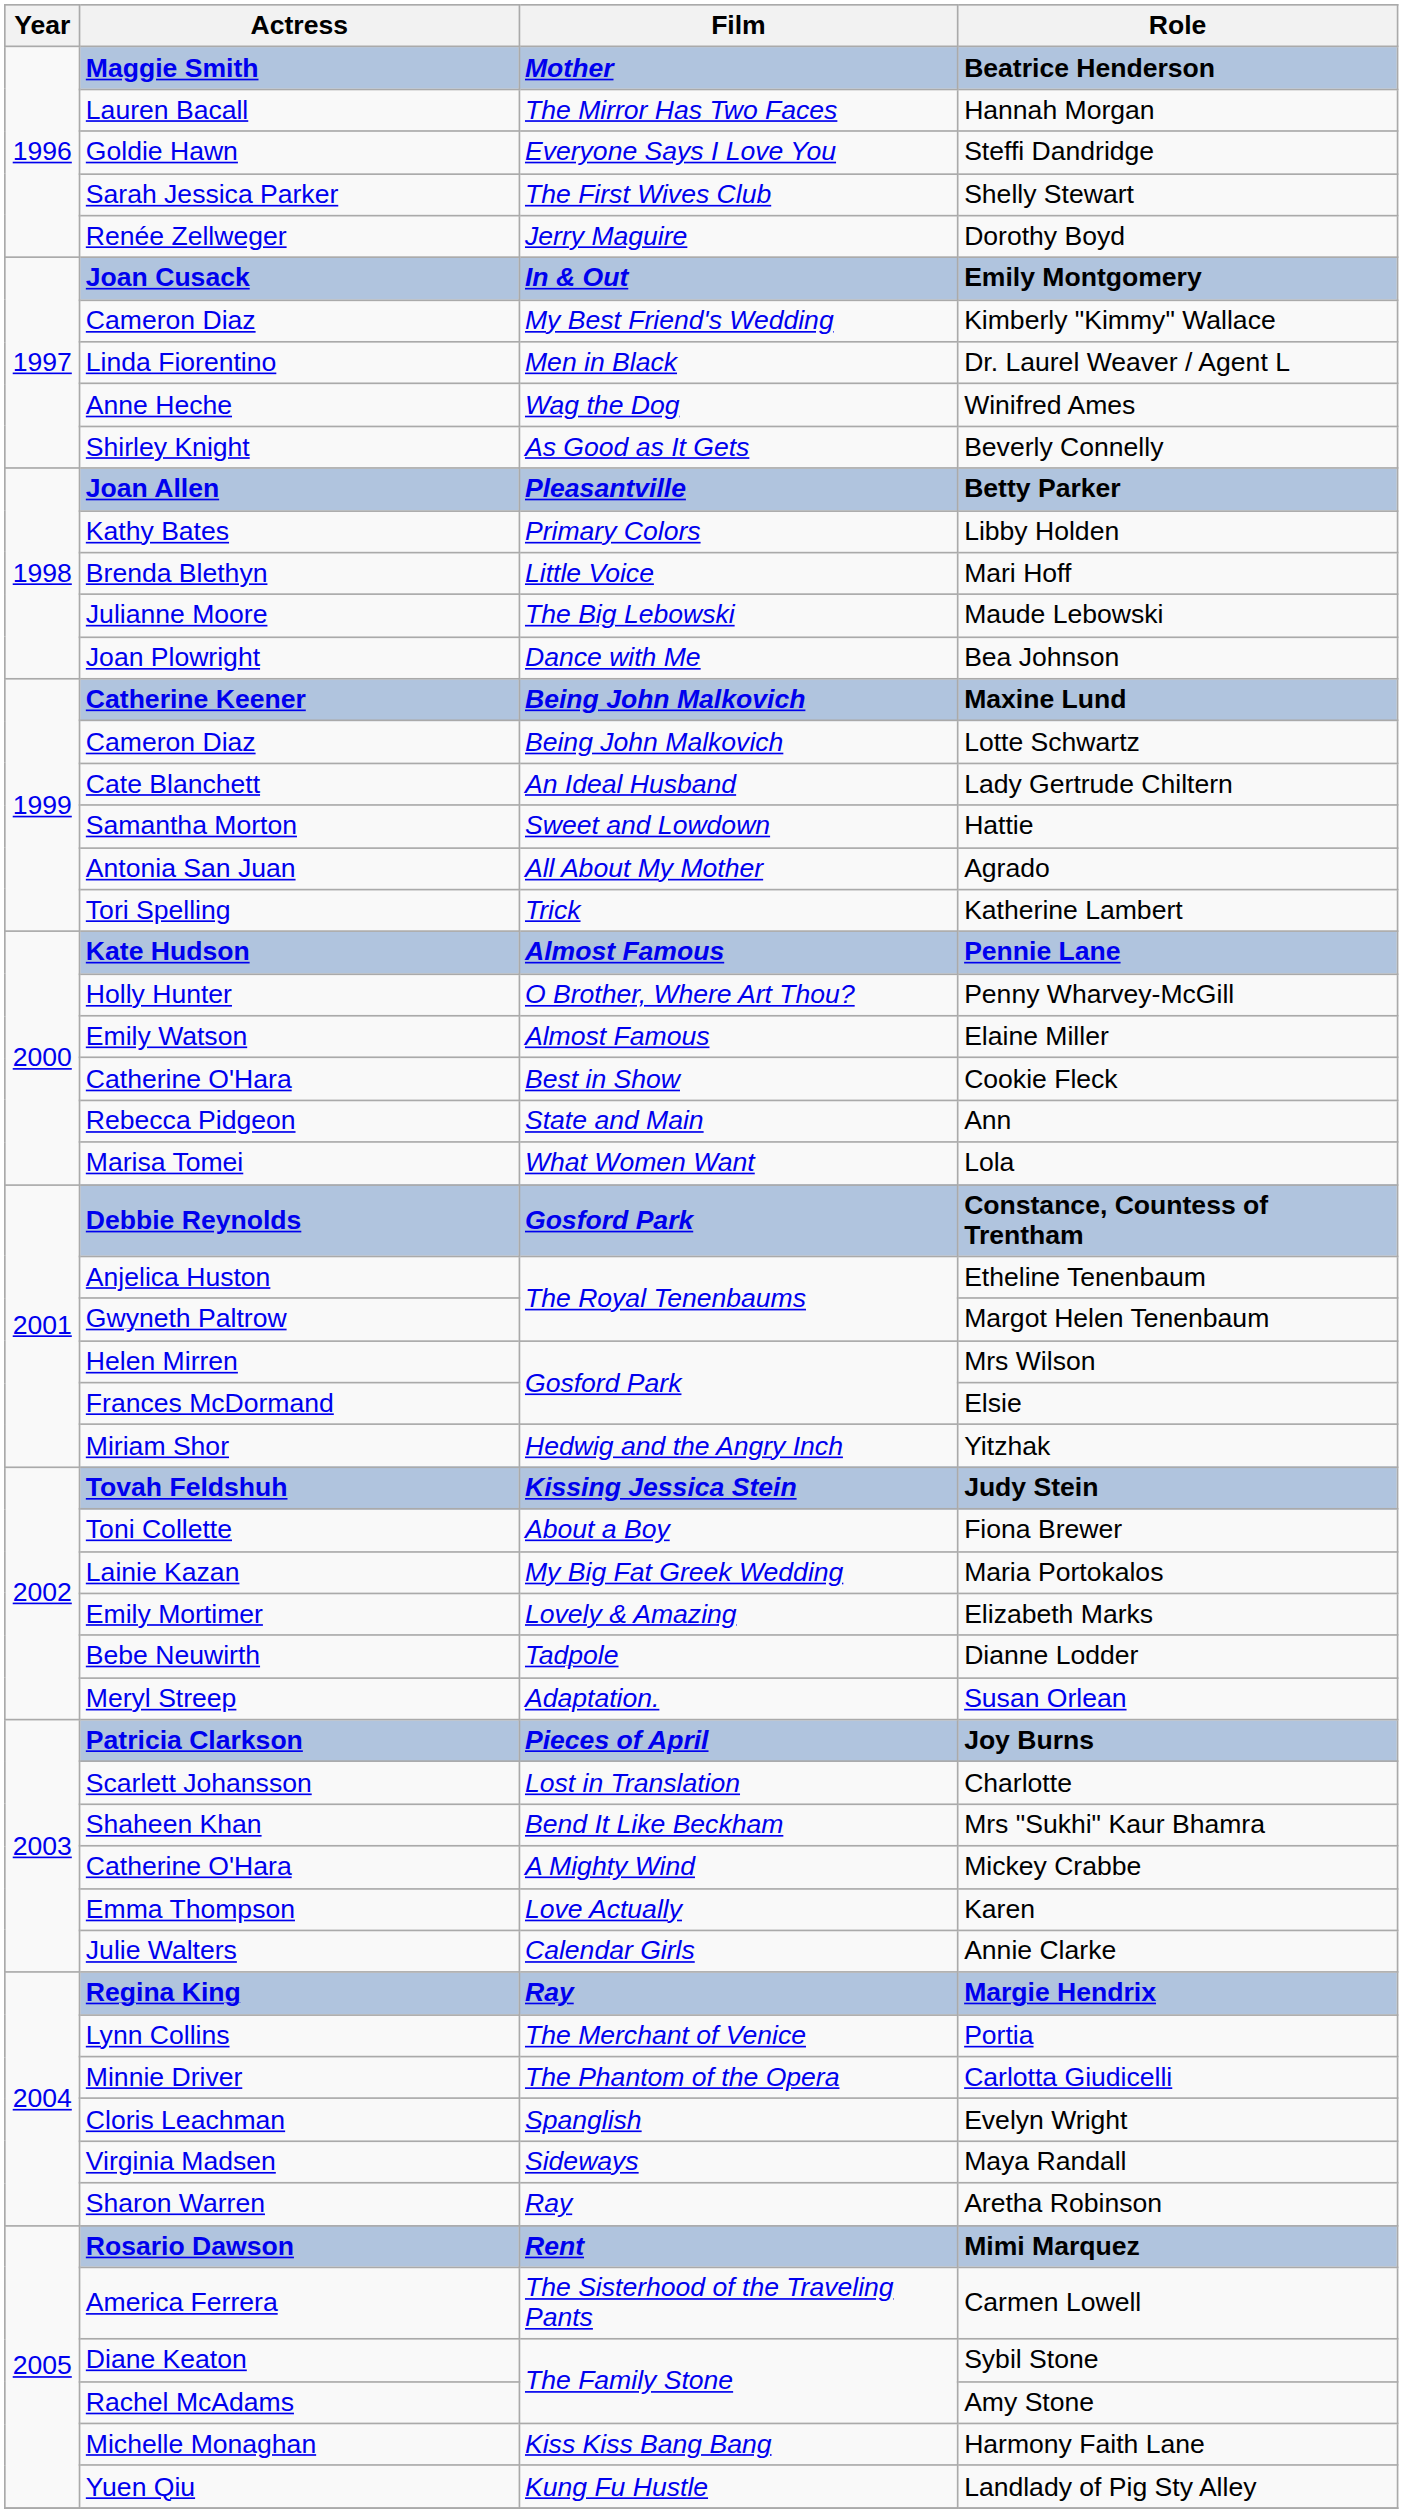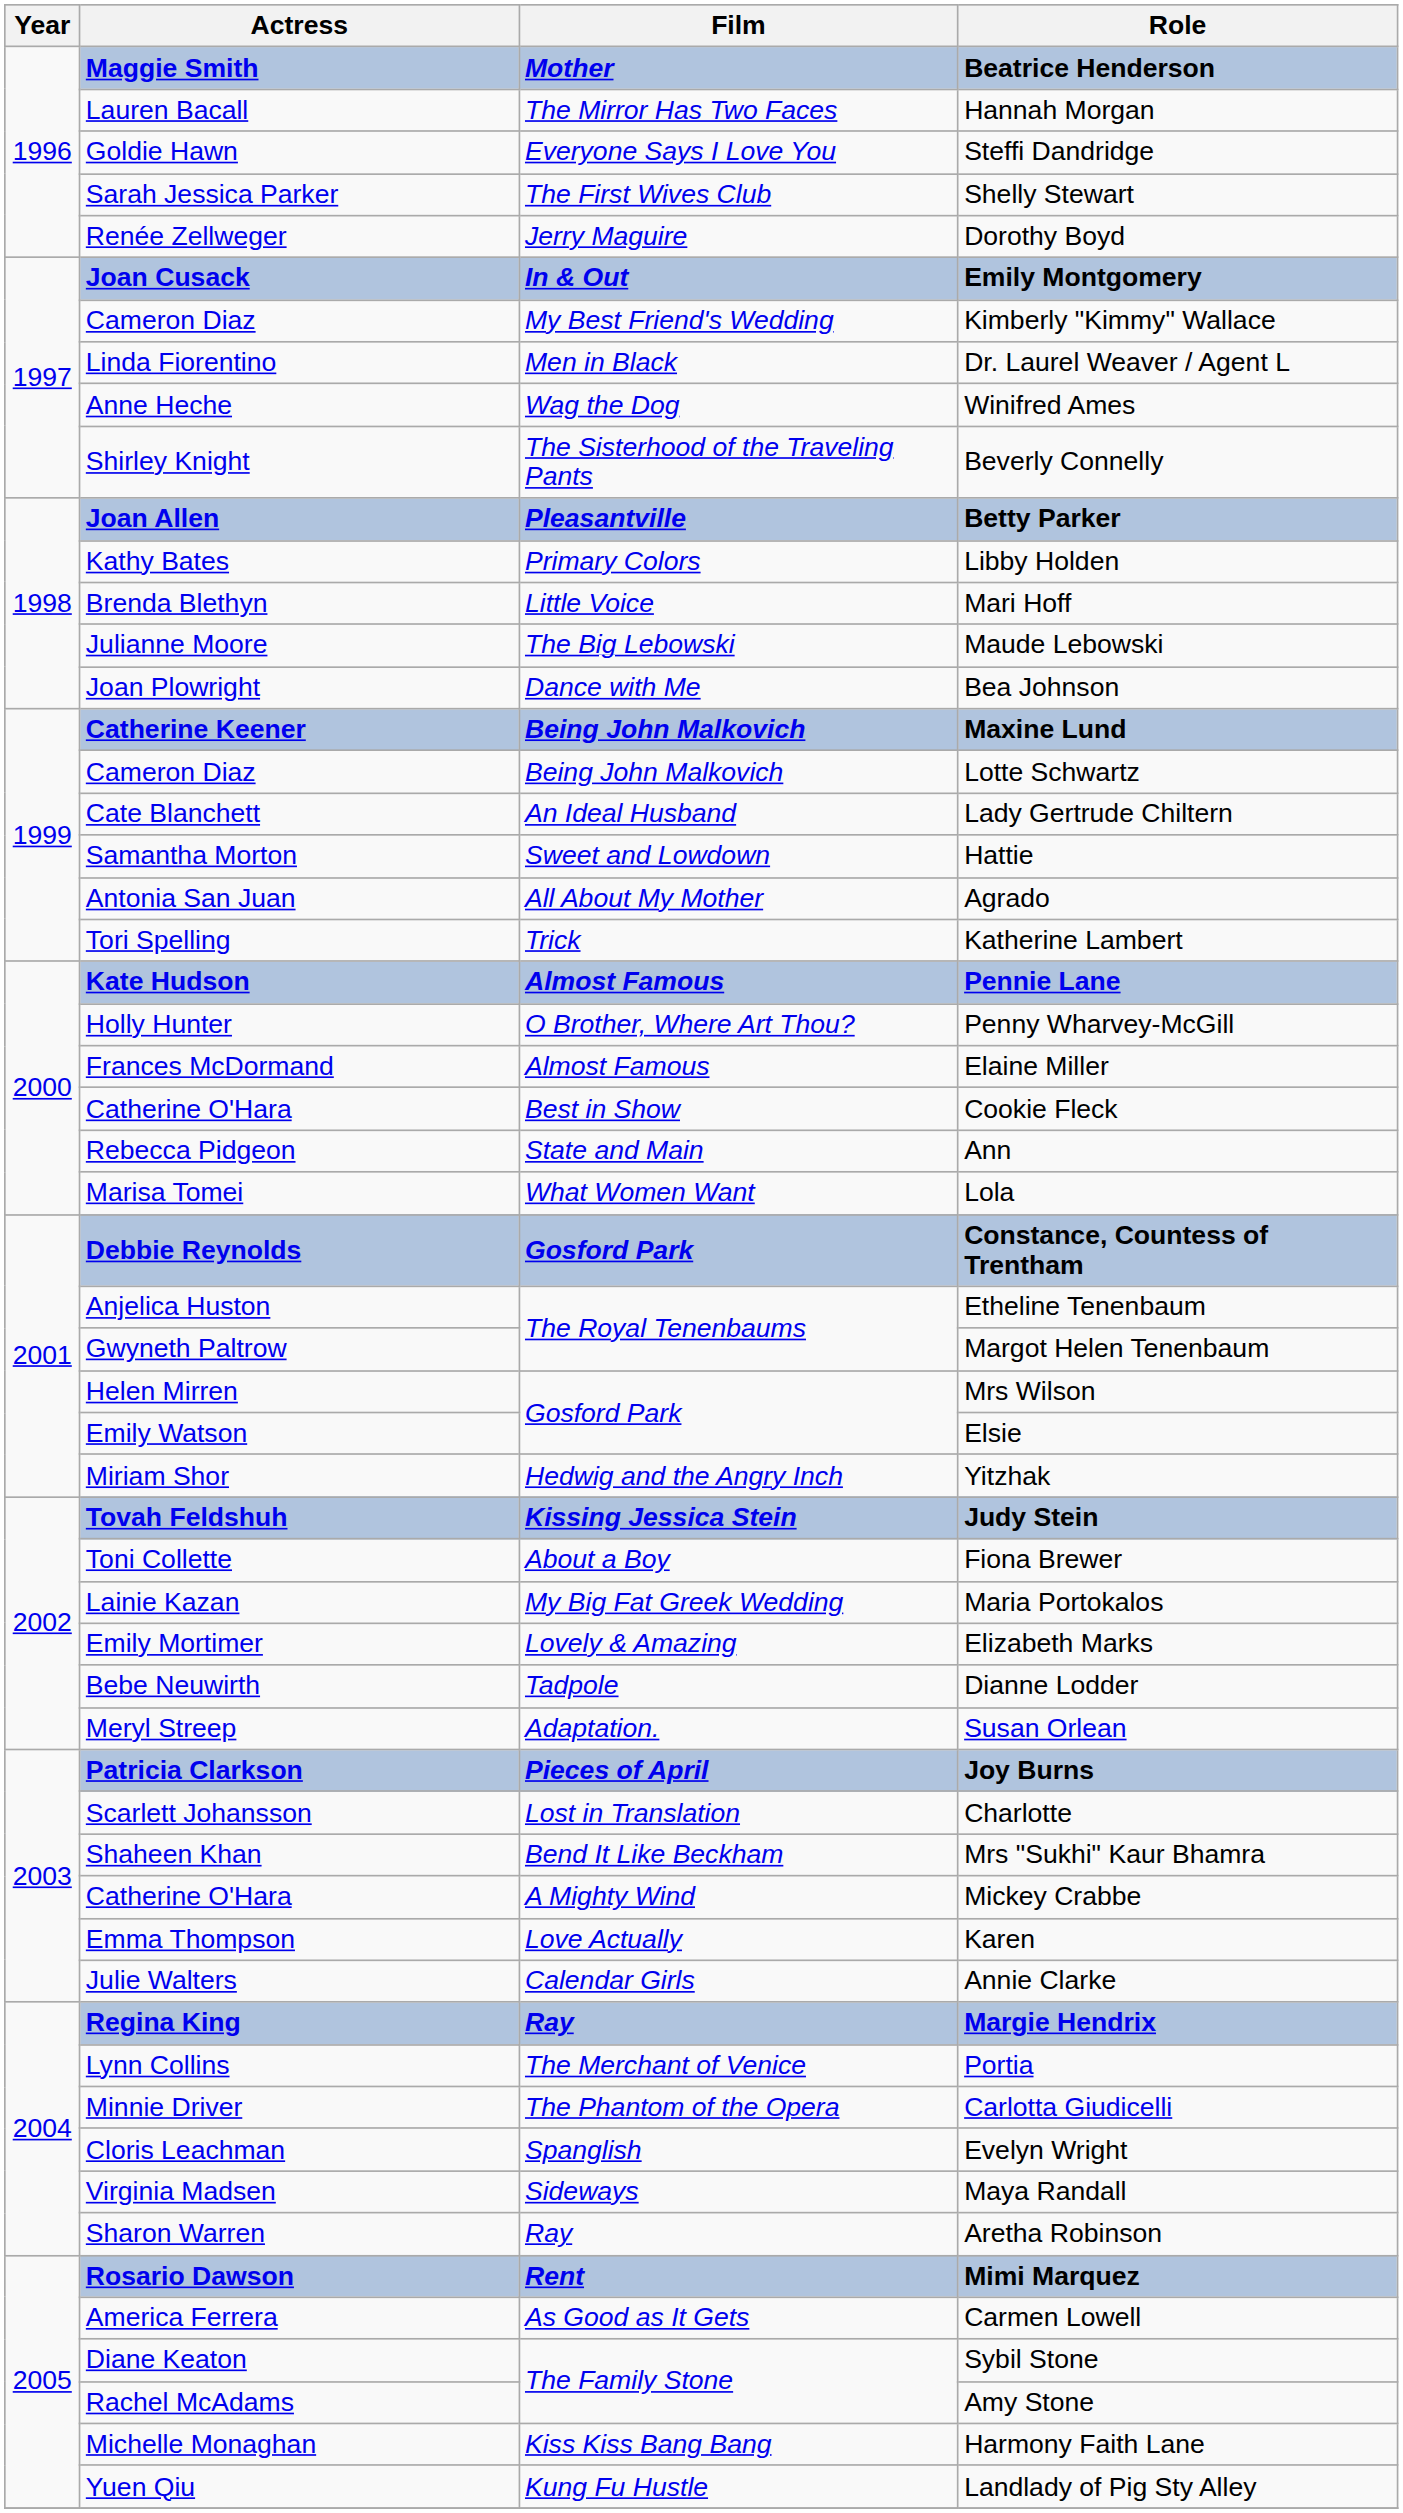(637, 446) As Good as It Gets -> (709, 461) The Sisterhood of the Traveling Pants
(167, 1036) Emily Watson -> (210, 1066) Frances McDormand
(210, 1403) Frances McDormand -> (167, 1433) Emily Watson
(709, 2302) The Sisterhood of the Traveling Pants -> (637, 2317) As Good as It Gets
